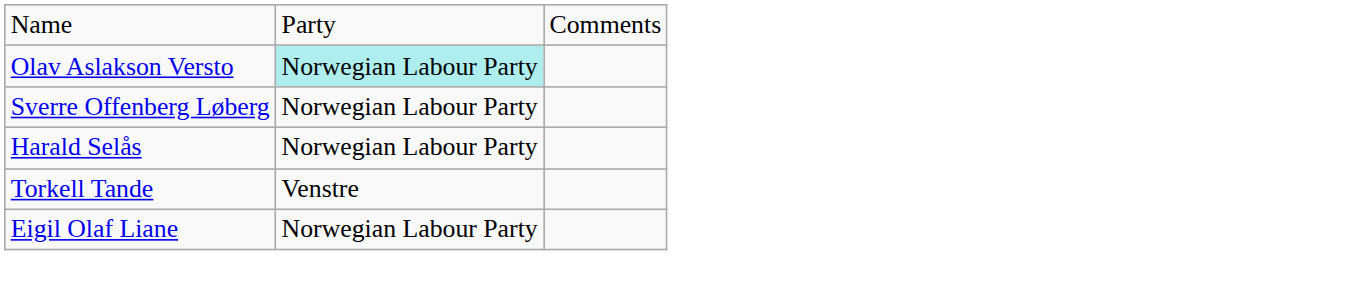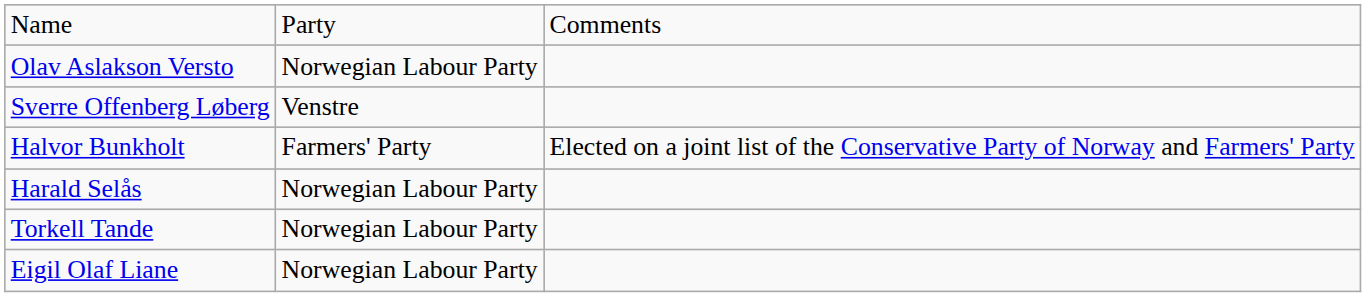(410, 65) paleturquoise background -> (410, 65) no background
(410, 106) Norwegian Labour Party -> (320, 106) Venstre
+ row: (98, 147)
(320, 188) Venstre -> (410, 229) Norwegian Labour Party
